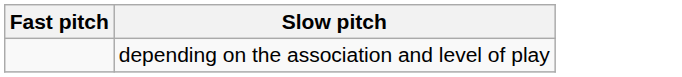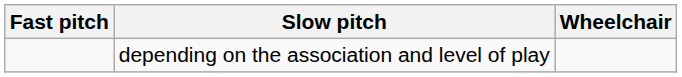+ column: (616, 22)
